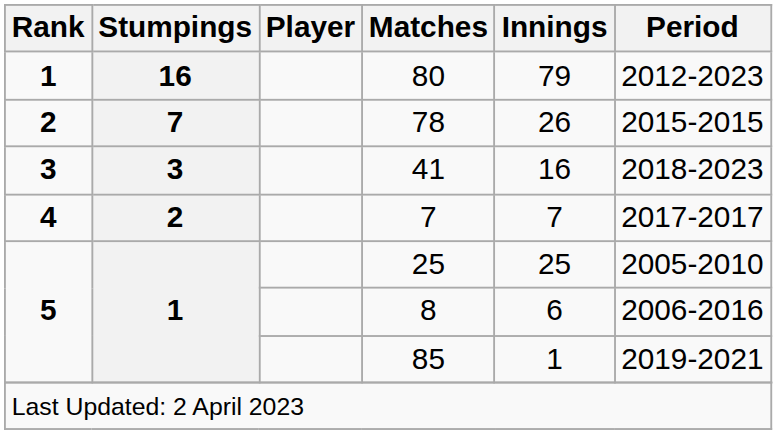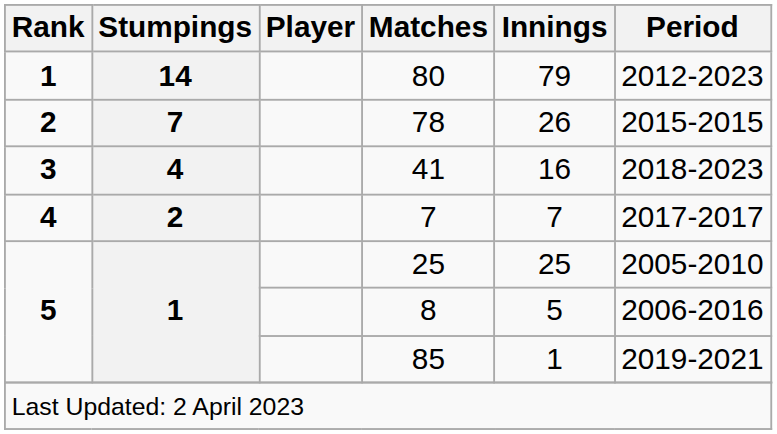(175, 75) 16 -> (175, 75) 14
(175, 169) 3 -> (175, 169) 4
(555, 311) 6 -> (555, 311) 5
